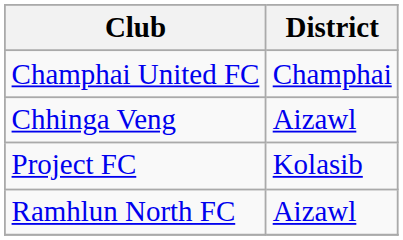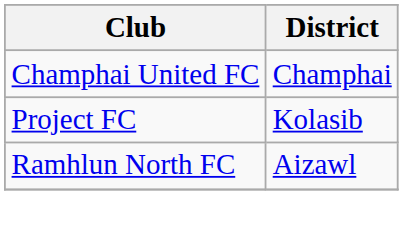- row: (94, 119)
